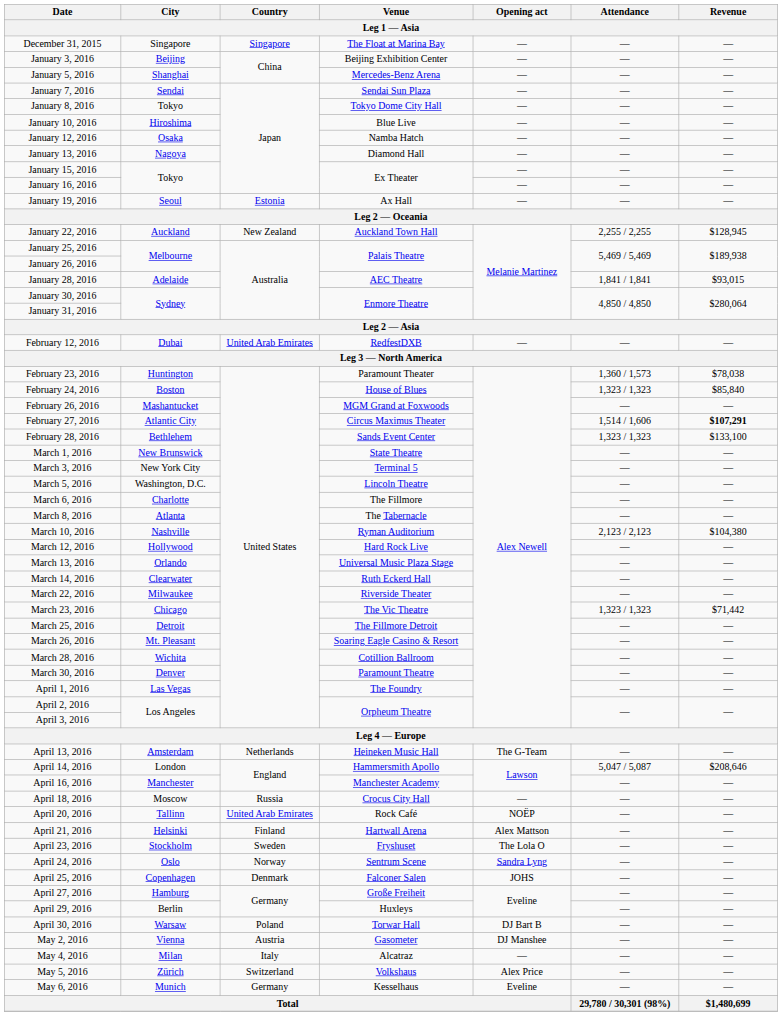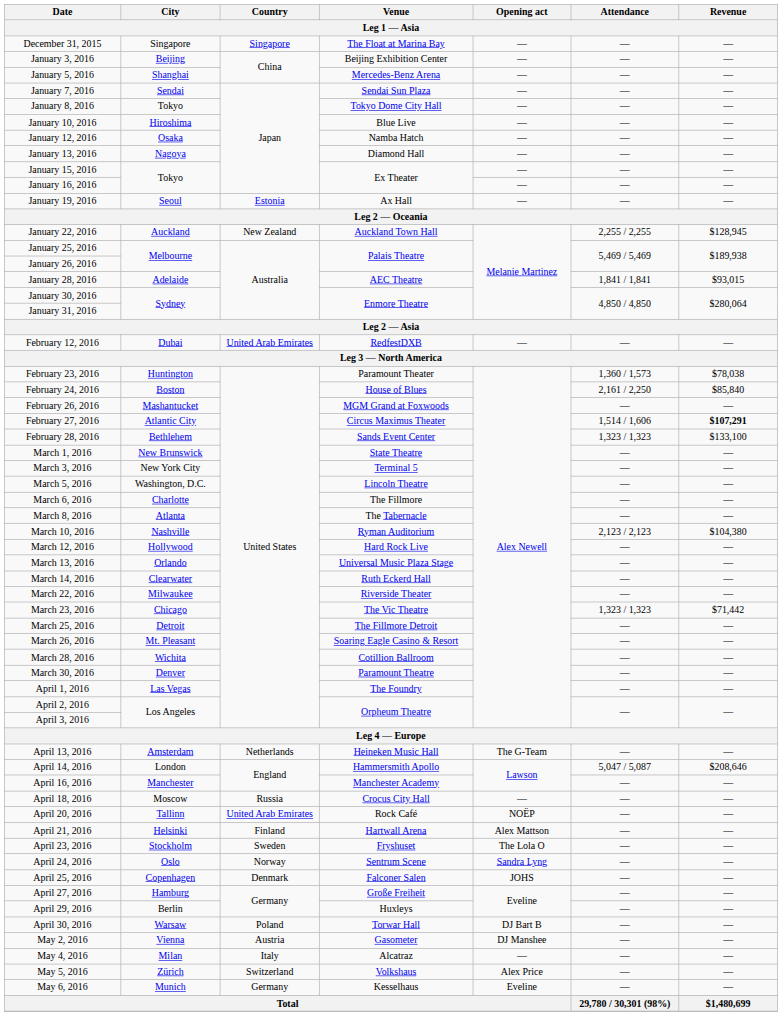(625, 389) 1,323 / 1,323 -> (625, 389) 2,161 / 2,250
